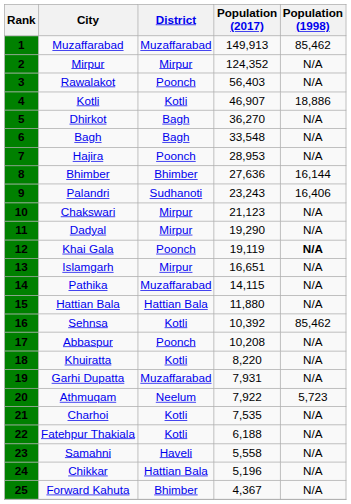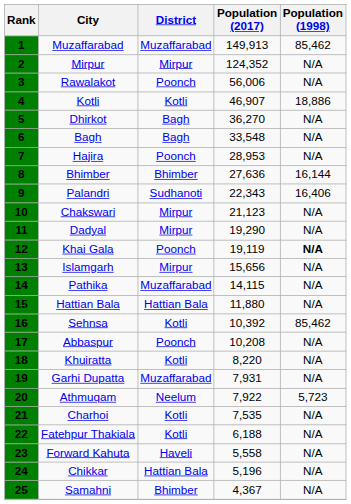(247, 82) 56,403 -> (247, 82) 56,006
(247, 193) 23,243 -> (247, 193) 22,343
(247, 267) 16,651 -> (247, 267) 15,656
(88, 452) Samahni -> (88, 452) Forward Kahuta
(88, 489) Forward Kahuta -> (88, 489) Samahni
